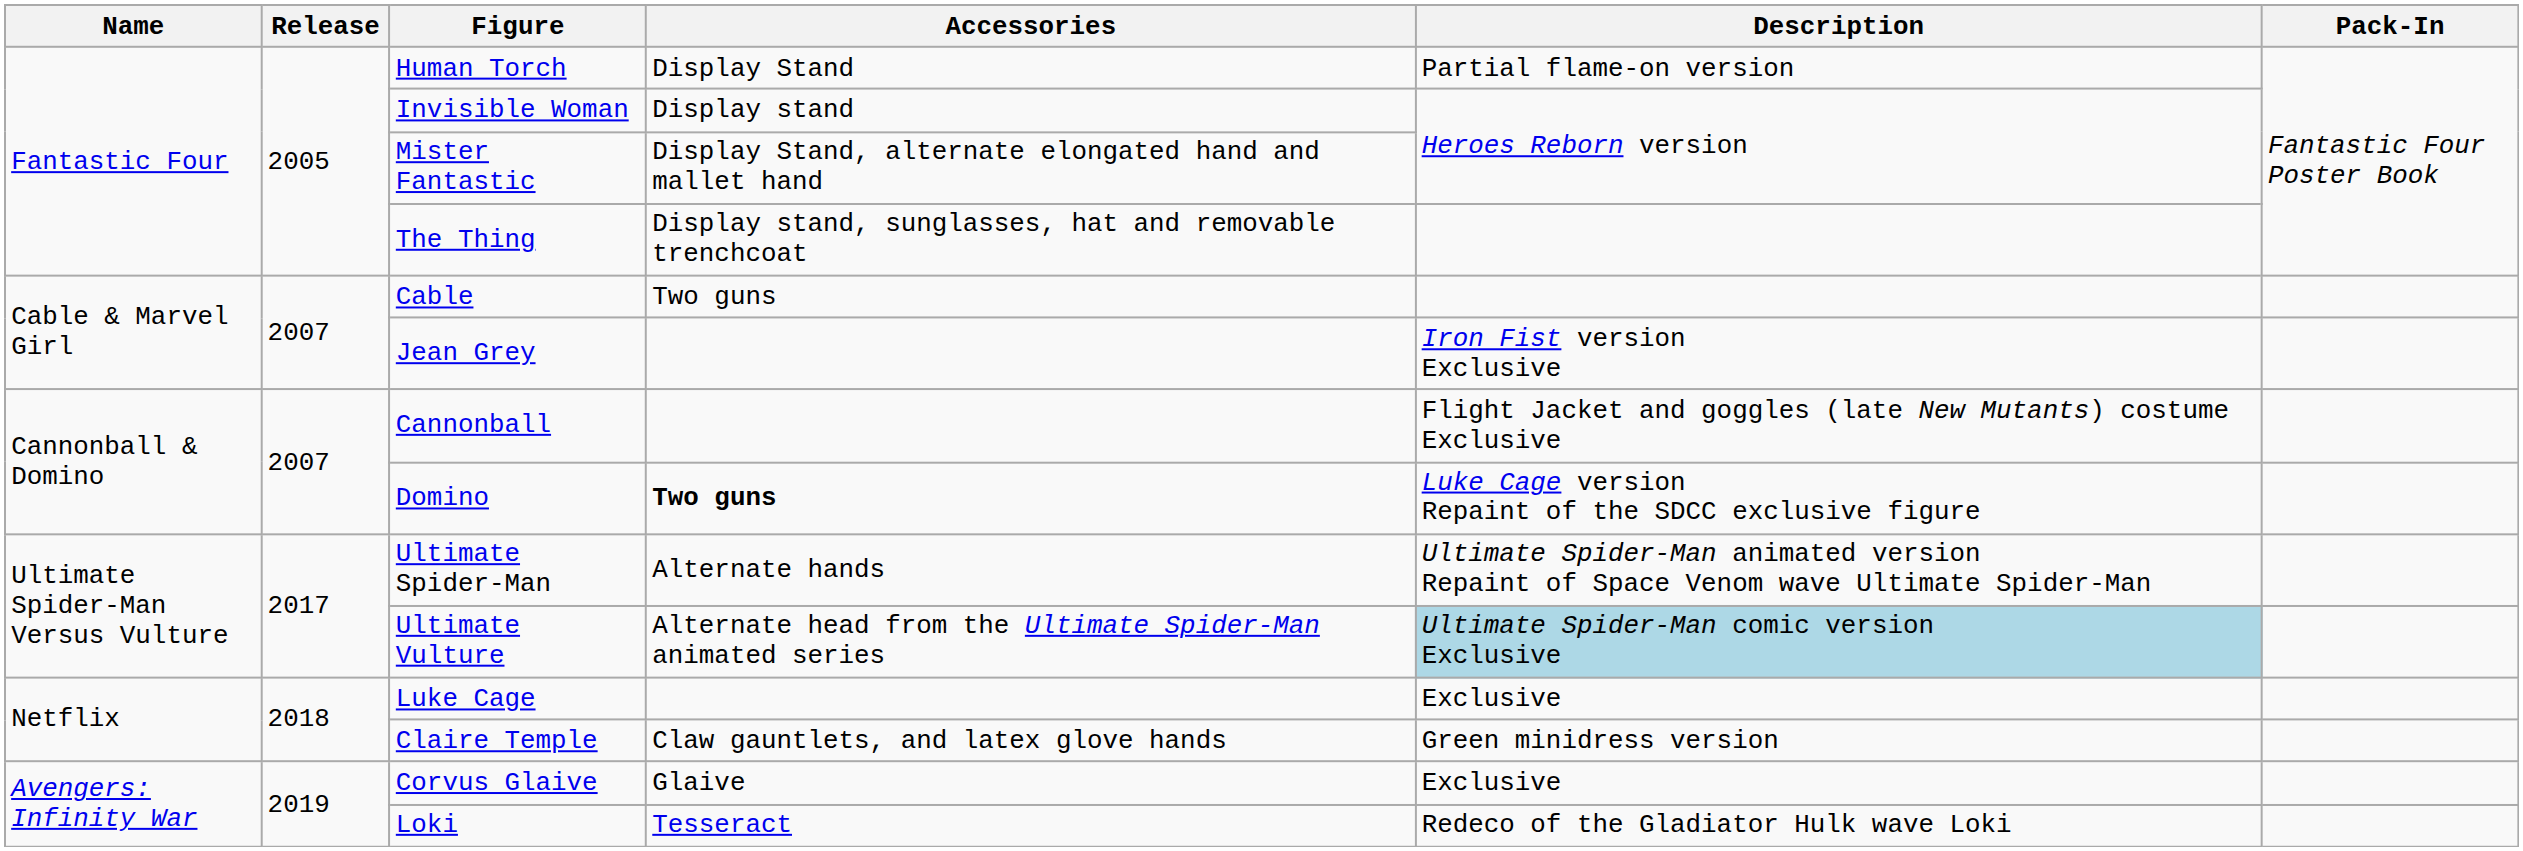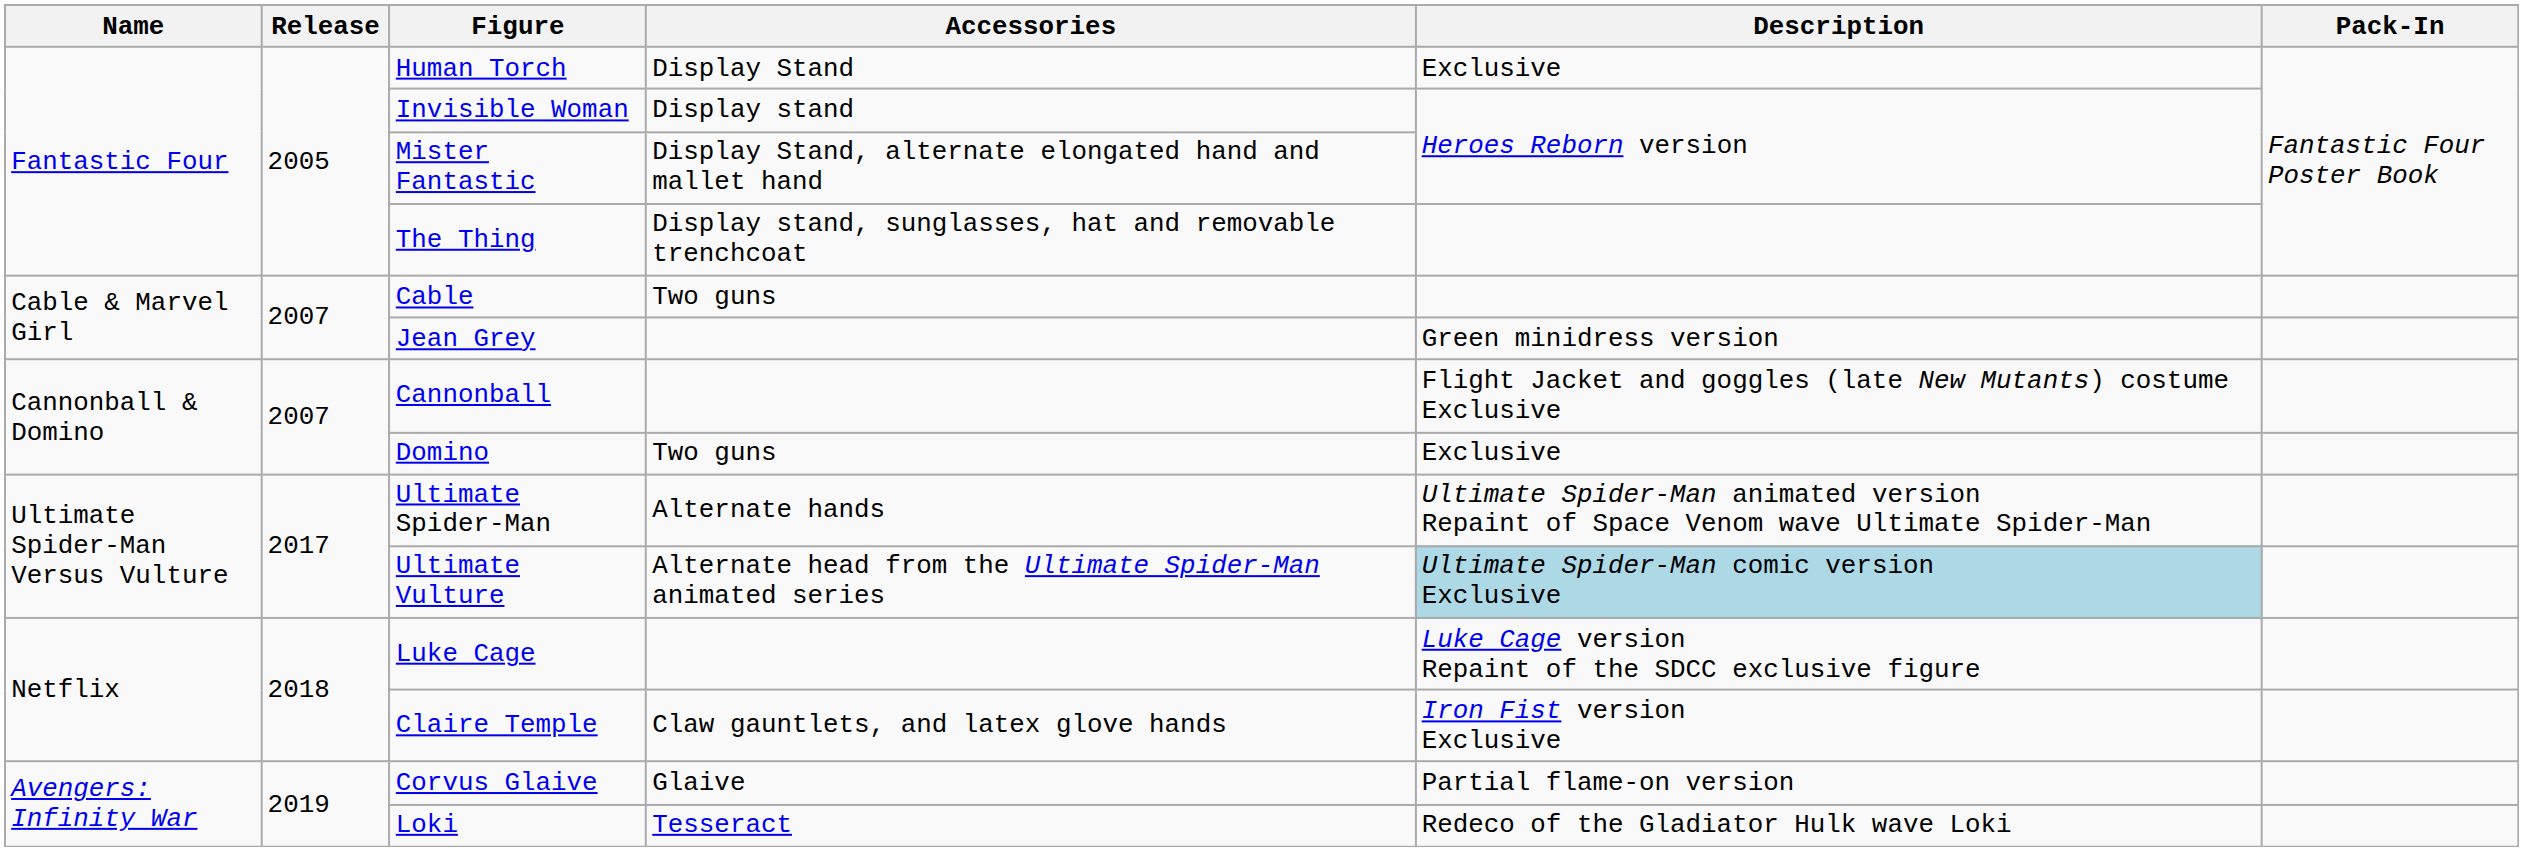(1608, 68) Partial flame-on version -> (1492, 68) Exclusive
(1554, 354) Iron Fist version Exclusive -> (1600, 339) Green minidress version
(714, 498) bold -> (714, 453) normal
(1701, 498) Luke Cage version Repaint of the SDCC exclusive figure -> (1492, 453) Exclusive
(1492, 699) Exclusive -> (1701, 654) Luke Cage version Repaint of the SDCC exclusive figure
(1600, 741) Green minidress version -> (1554, 726) Iron Fist version Exclusive
(1492, 783) Exclusive -> (1608, 783) Partial flame-on version
